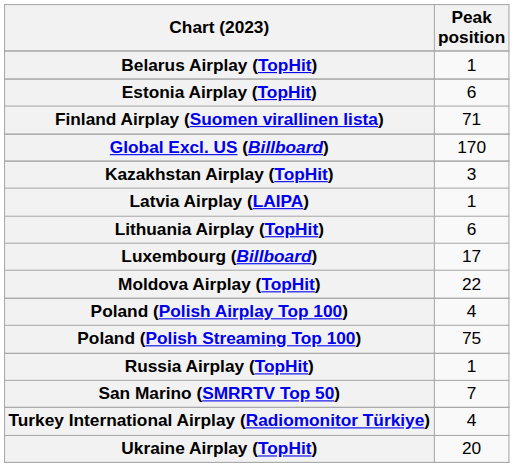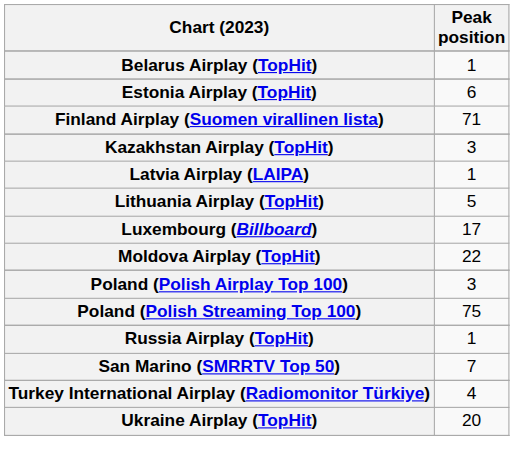- row: (219, 147)
(472, 229) 6 -> (472, 202) 5
(472, 311) 4 -> (472, 284) 3
